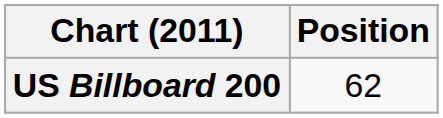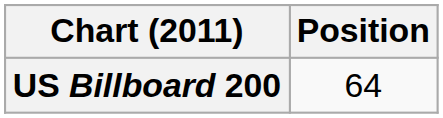(363, 84) 62 -> (363, 84) 64
